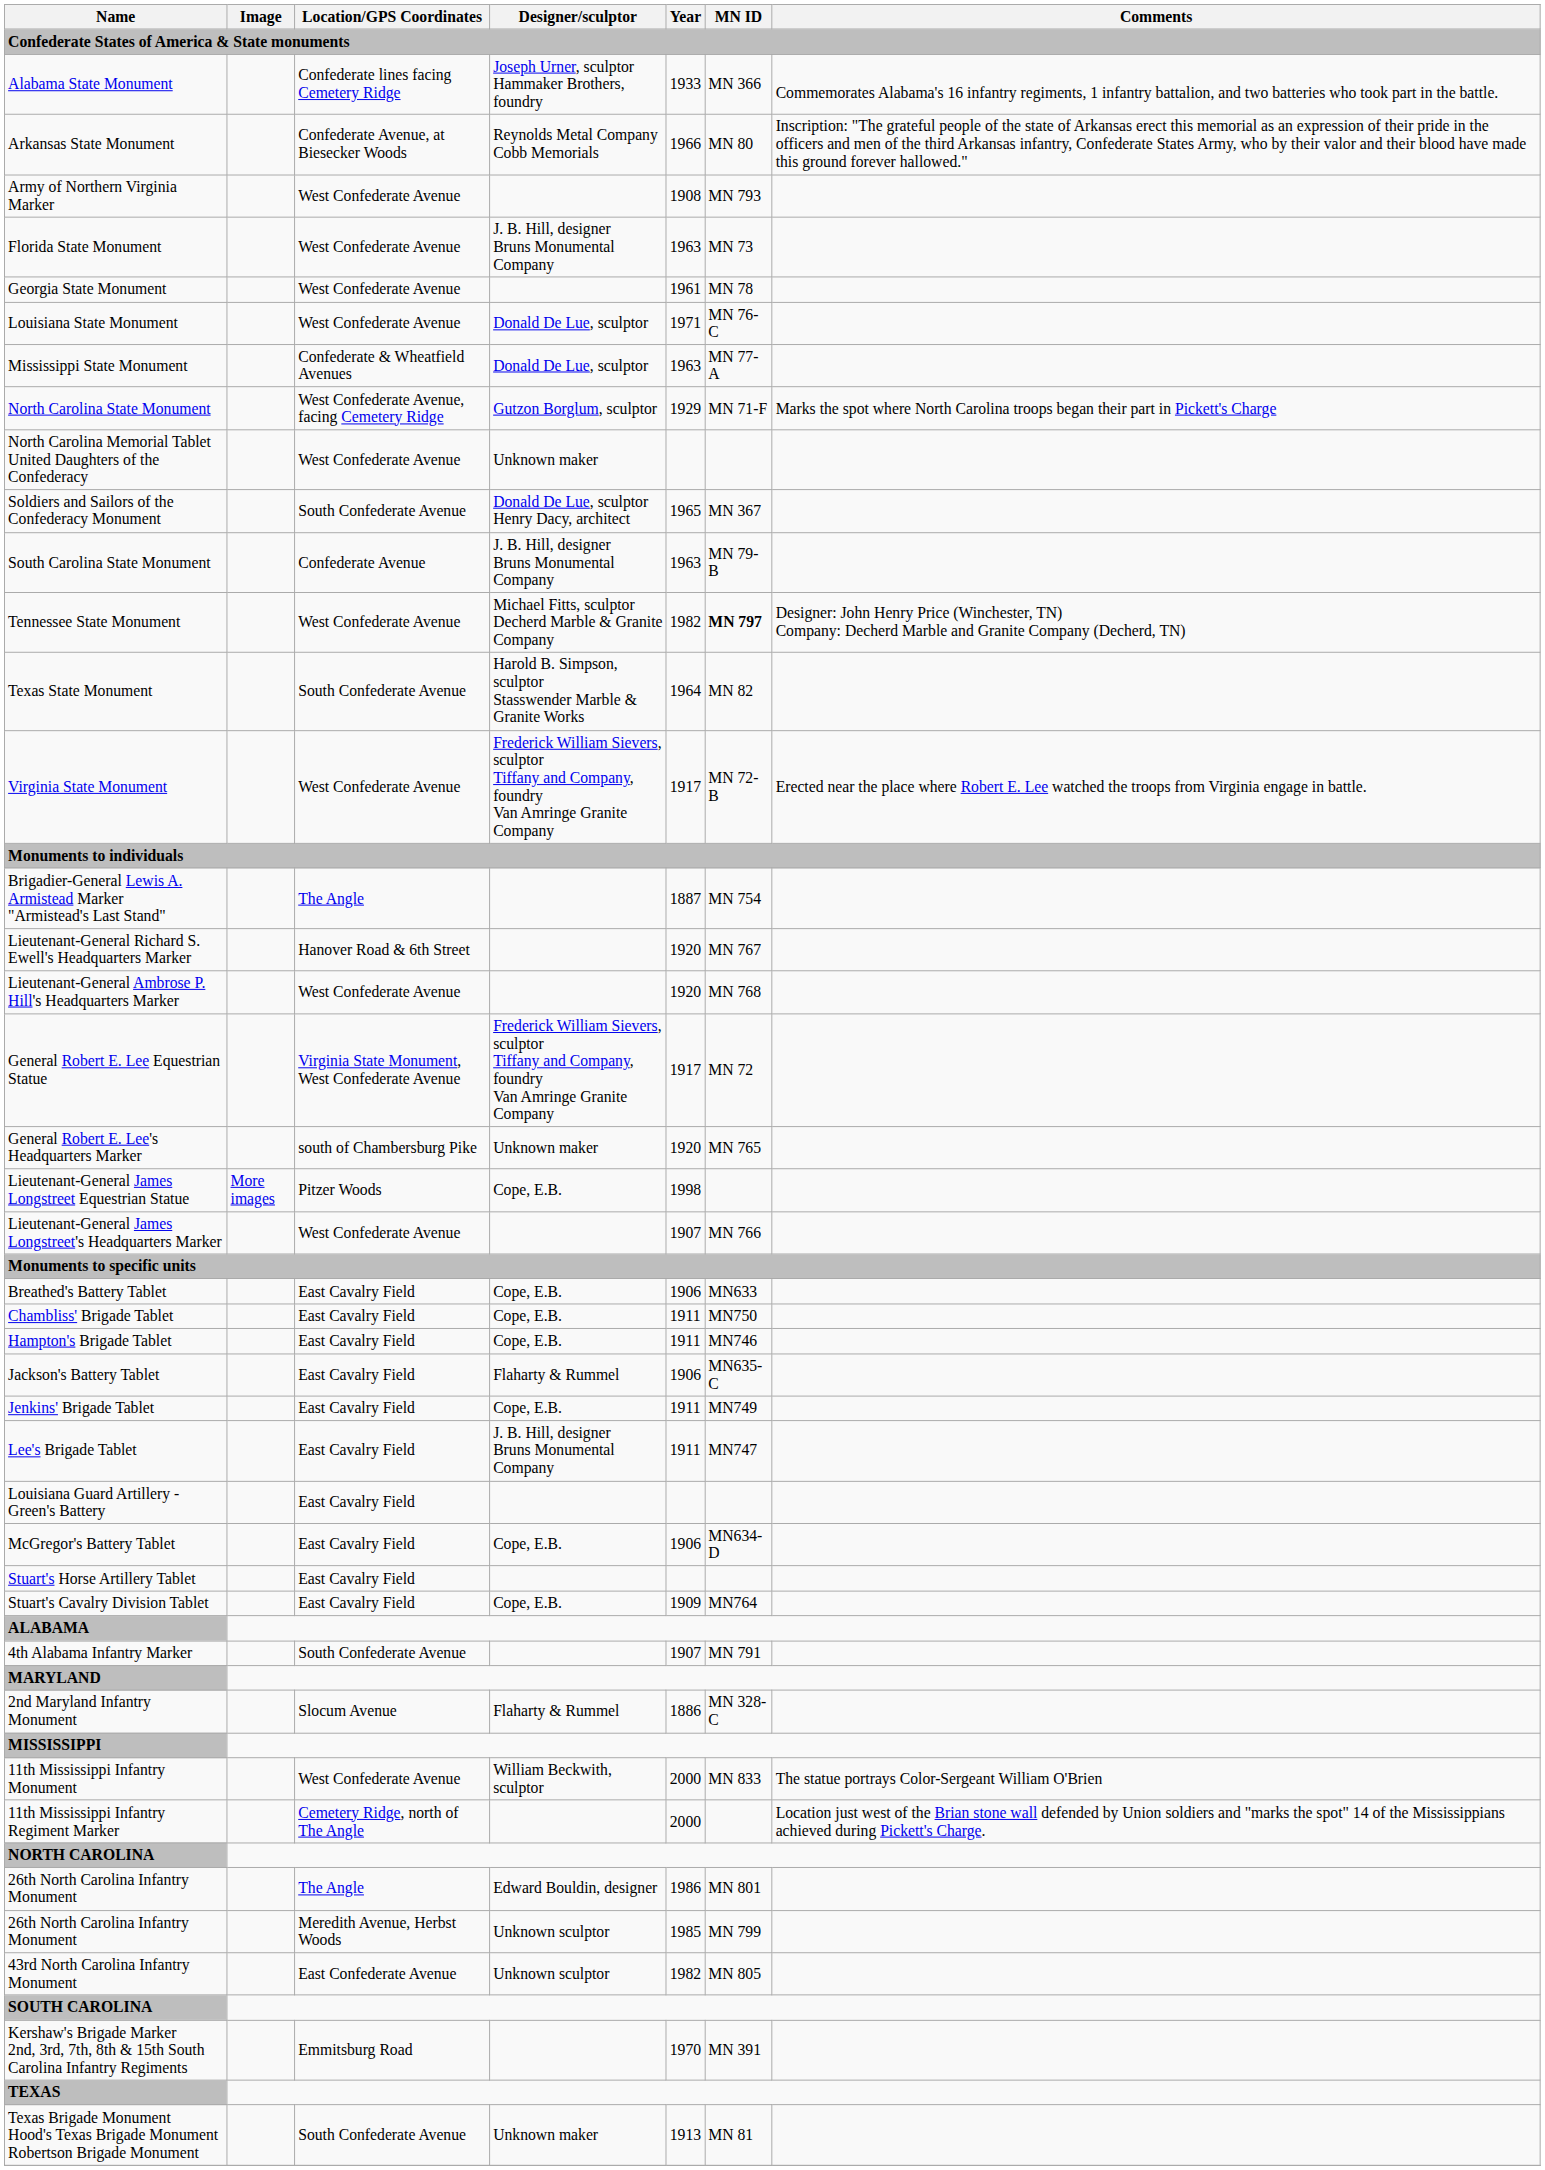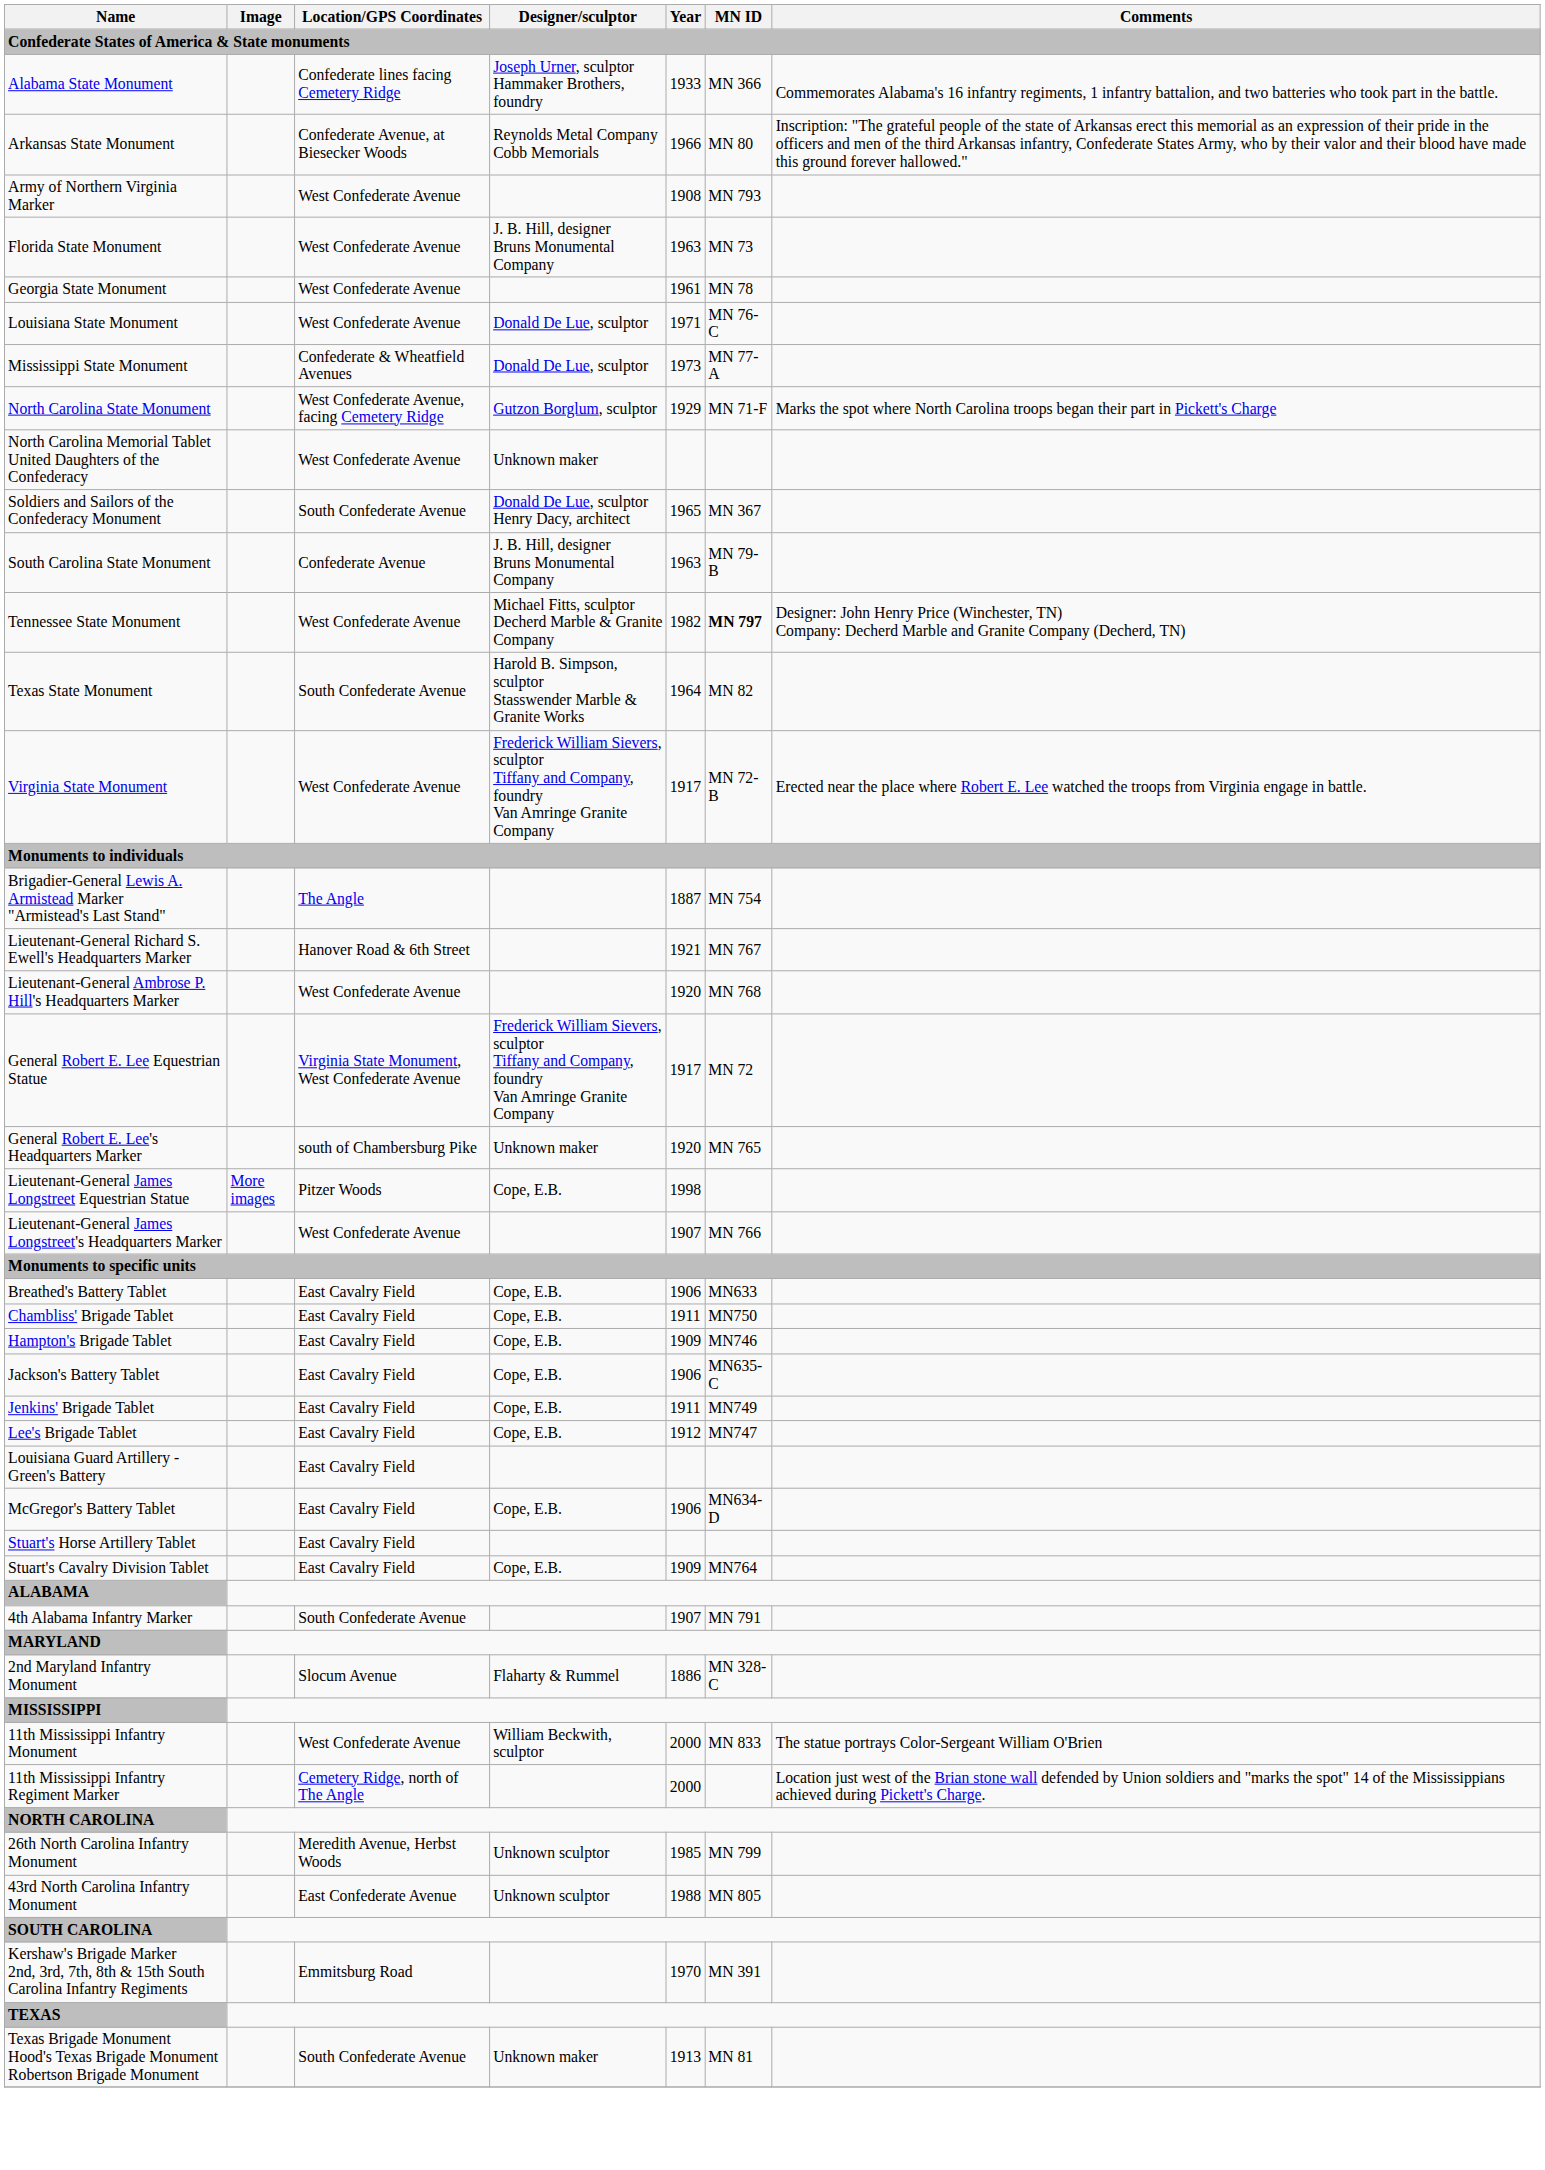(685, 365) 1963 -> (685, 365) 1973
(685, 949) 1920 -> (685, 949) 1921
(685, 1341) 1911 -> (685, 1341) 1909
(556, 1374) Flaharty & Rummel -> (528, 1374) Cope, E.B.
(554, 1450) J. B. Hill, designer Bruns Monumental Company -> (528, 1433) Cope, E.B.
(685, 1450) 1911 -> (685, 1433) 1912
- row: (98, 1888)
(685, 1973) 1982 -> (685, 1896) 1988
